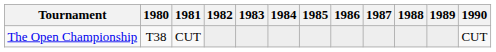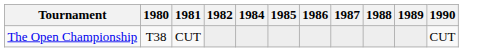- column: (252, 15)
